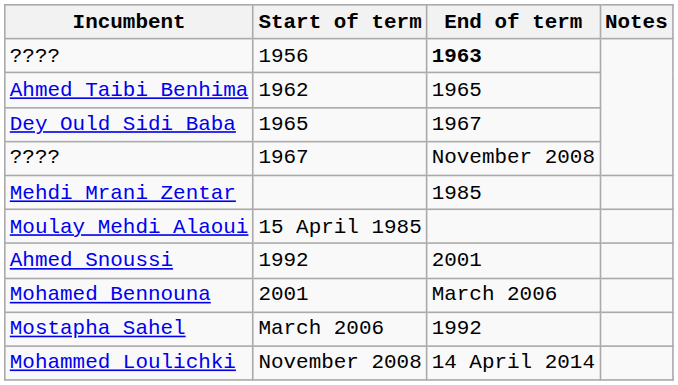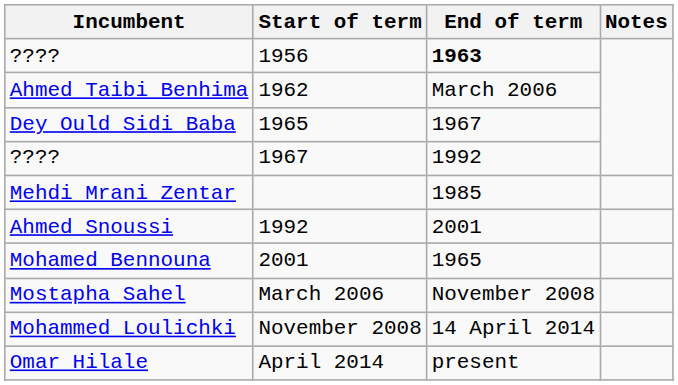(457, 90) 1965 -> (494, 90) March 2006
(513, 158) November 2008 -> (457, 158) 1992
- row: (129, 227)
(494, 295) March 2006 -> (457, 261) 1965
(457, 329) 1992 -> (513, 295) November 2008
+ row: (79, 363)
